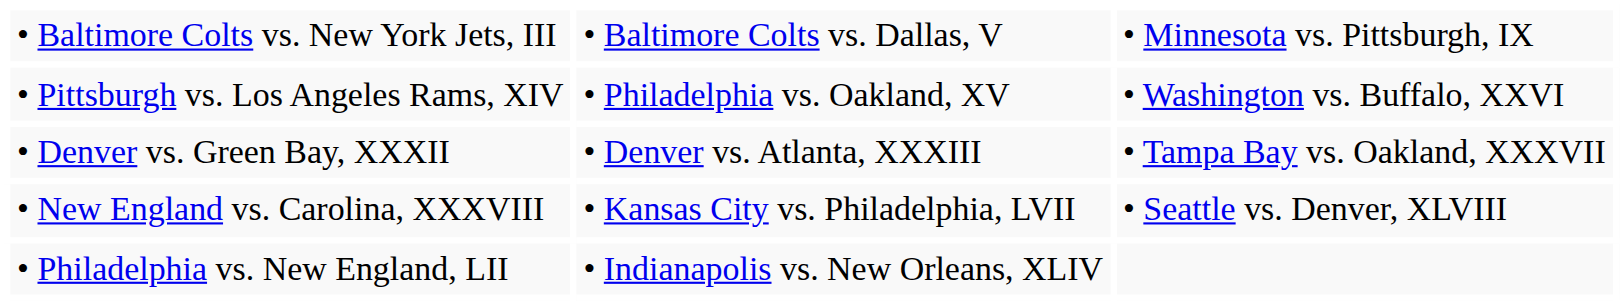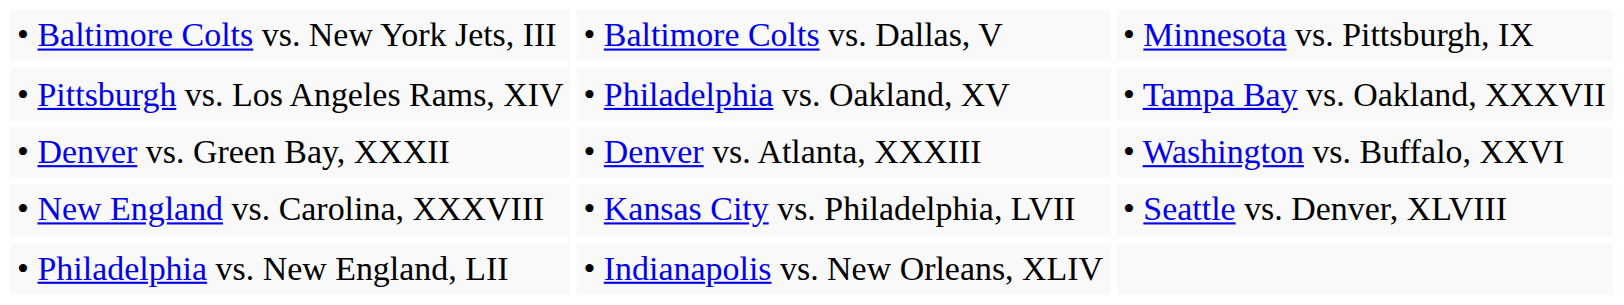(1344, 93) • Washington vs. Buffalo, XXVI -> (1364, 93) • Tampa Bay vs. Oakland, XXXVII
(1364, 151) • Tampa Bay vs. Oakland, XXXVII -> (1344, 151) • Washington vs. Buffalo, XXVI
